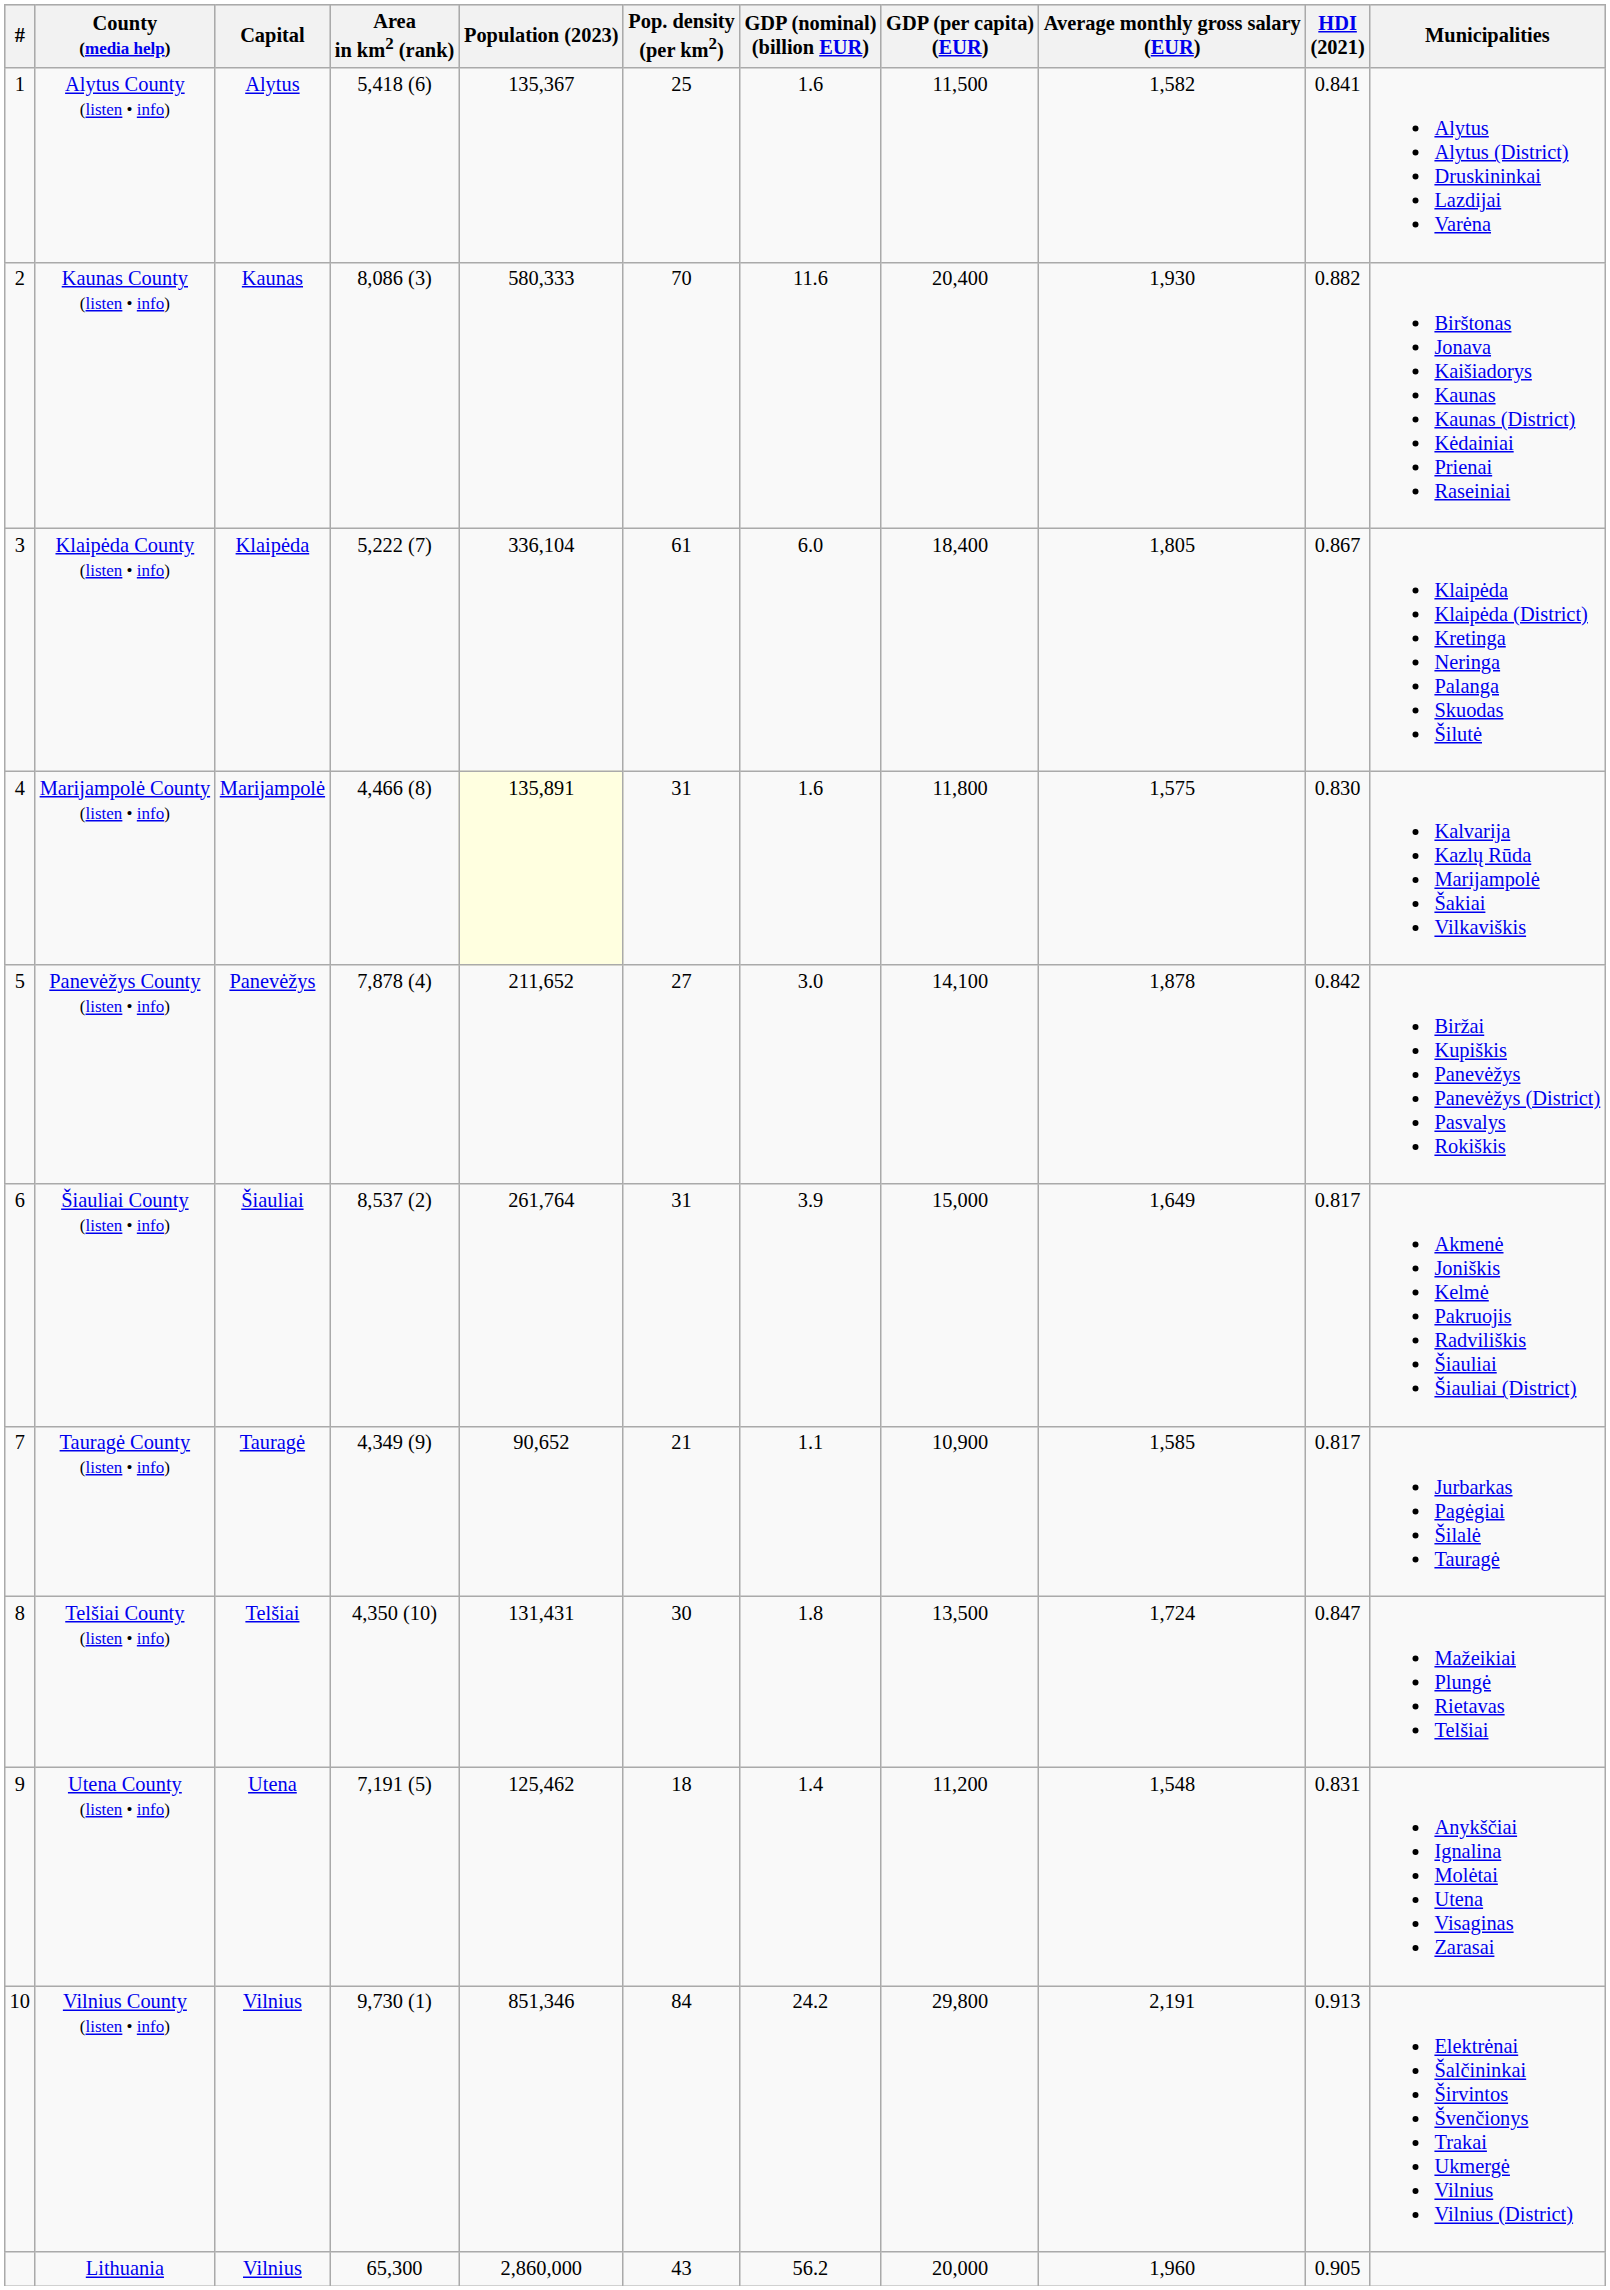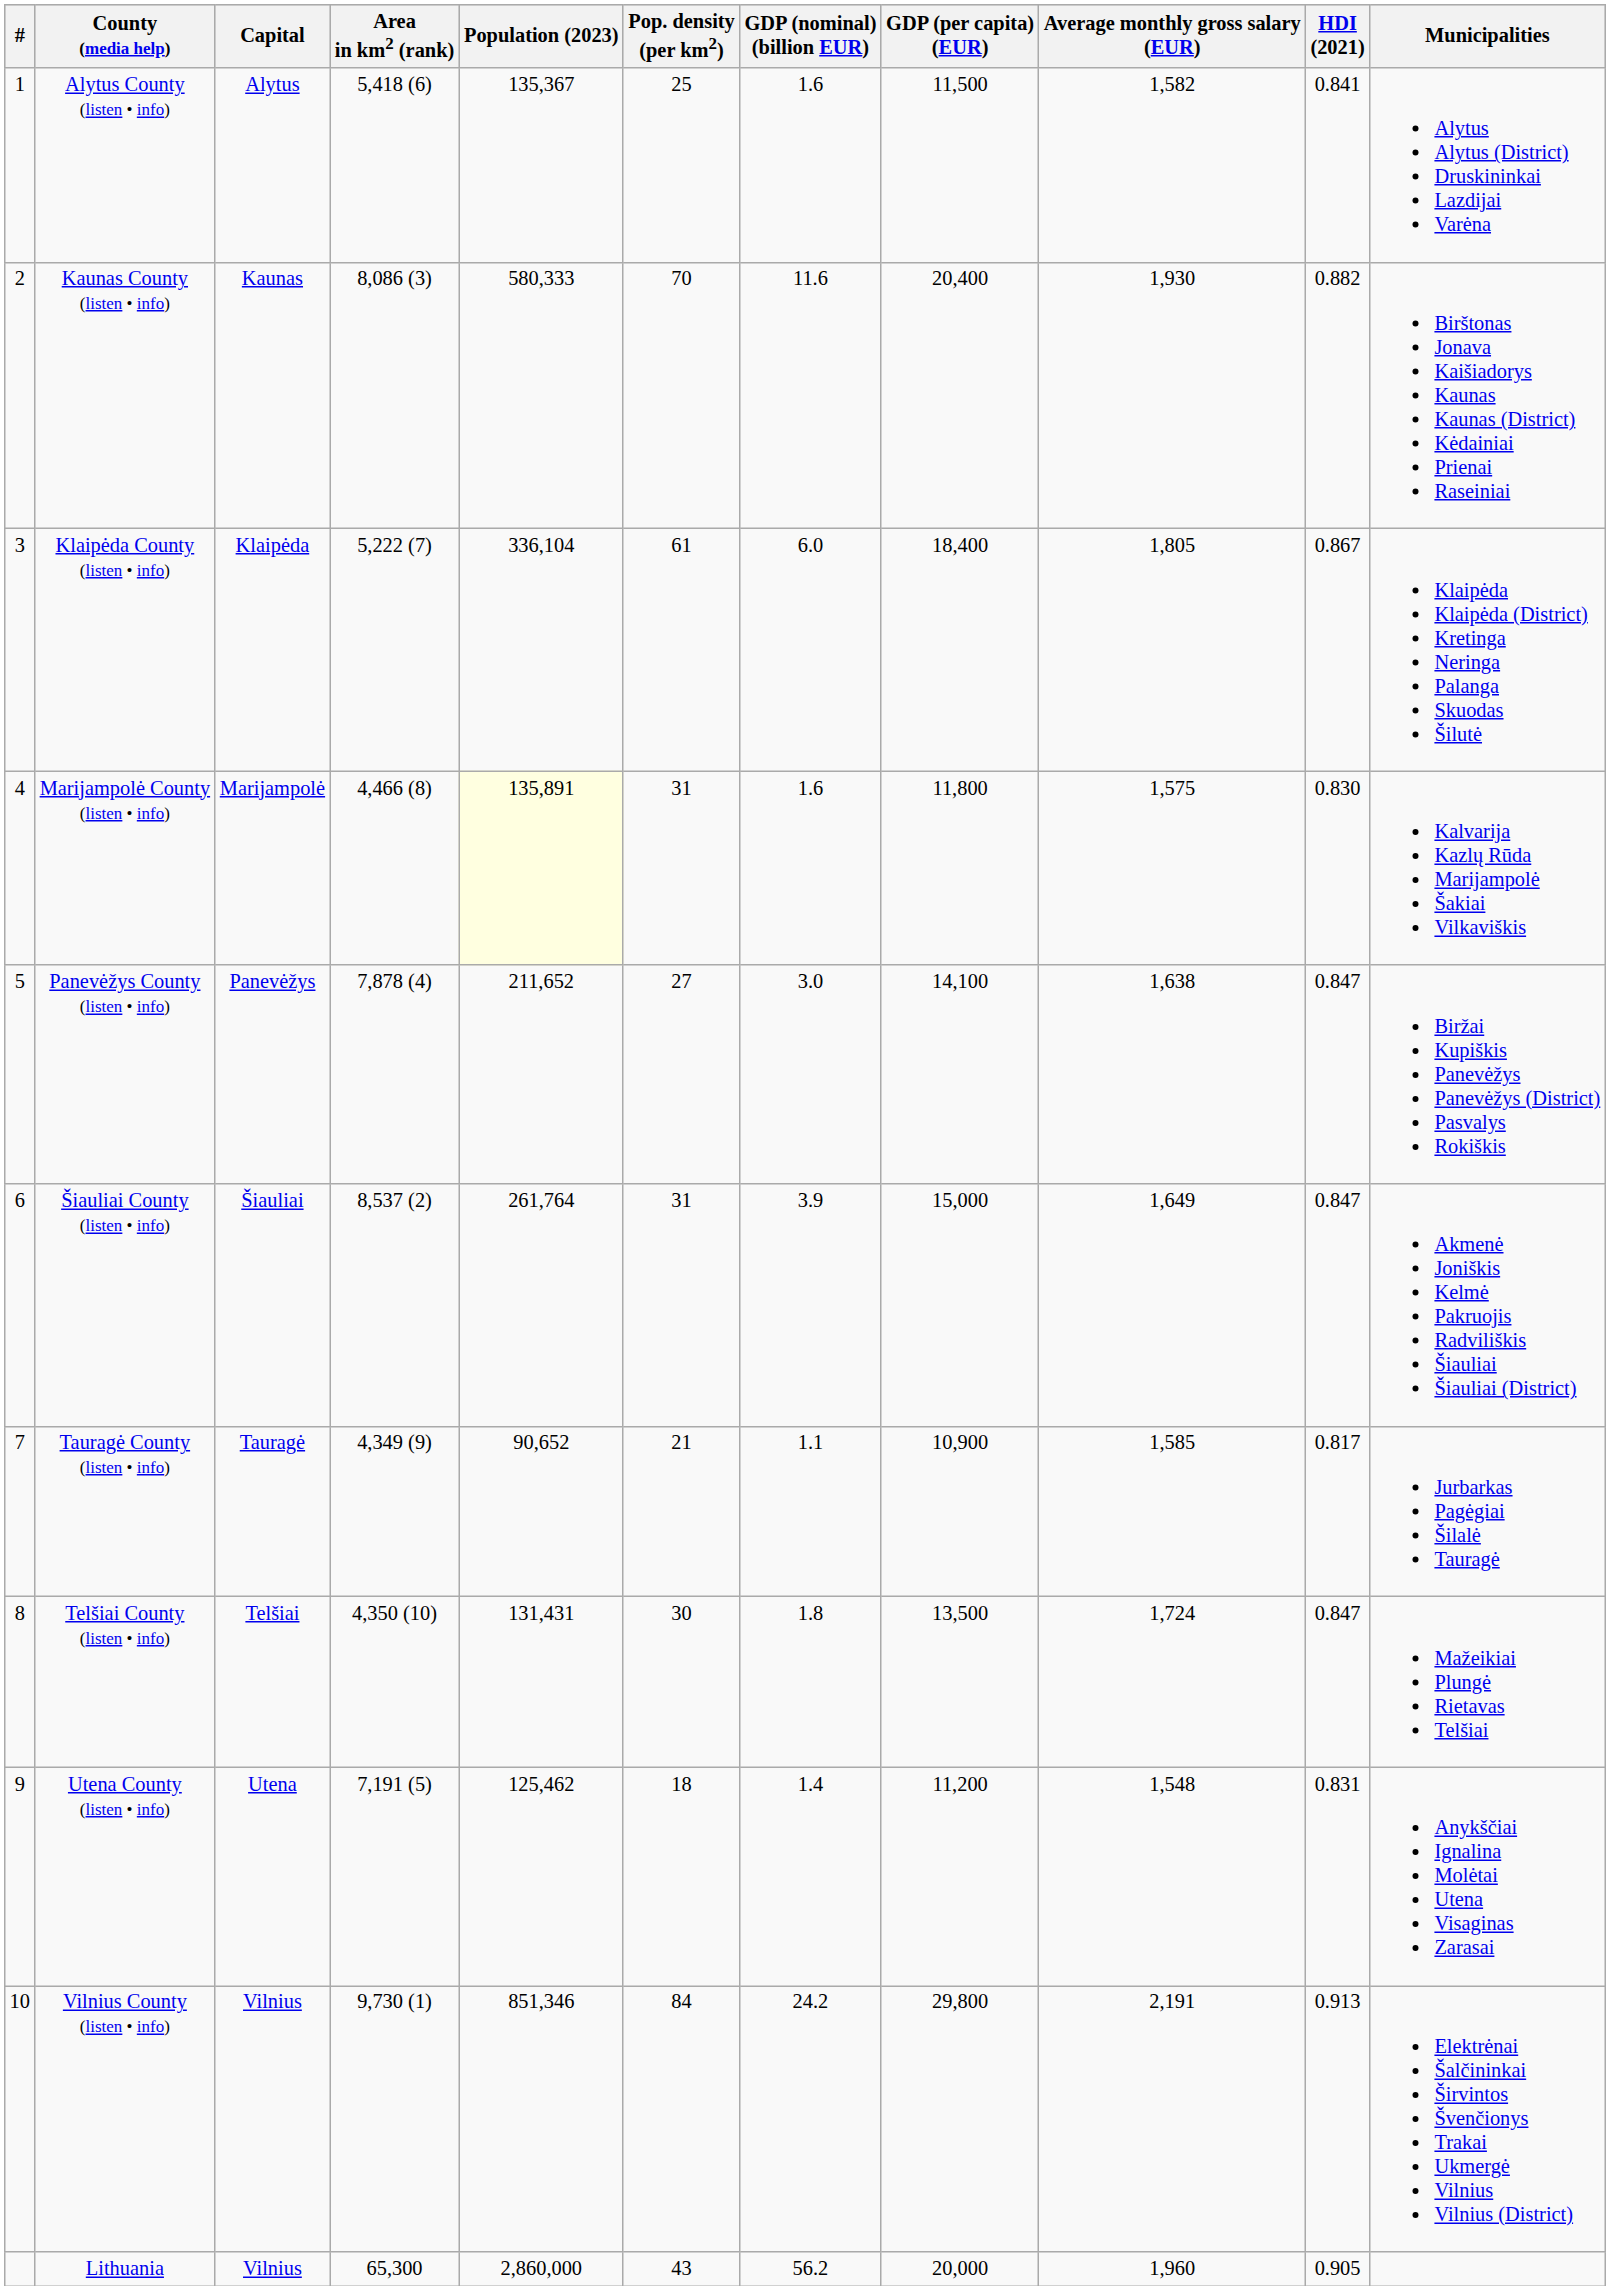(1172, 981) 1,878 -> (1172, 981) 1,638
(1338, 981) 0.842 -> (1338, 981) 0.847
(1338, 1200) 0.817 -> (1338, 1200) 0.847
